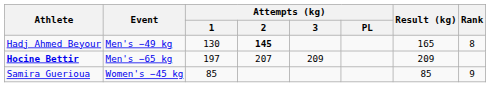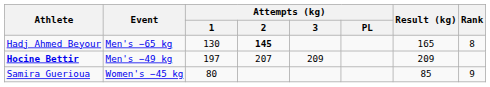(139, 43) Men's −49 kg -> (139, 43) Men's −65 kg
(139, 58) Men's −65 kg -> (139, 58) Men's −49 kg
(212, 74) 85 -> (212, 74) 80
